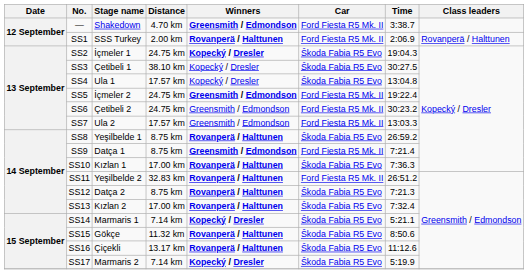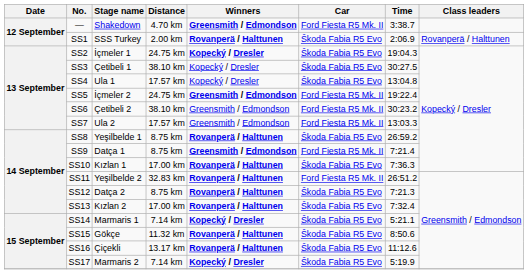(342, 39) Ford Fiesta R5 Mk. II -> (341, 39) Škoda Fabia R5 Evo
(167, 108) 24.75 km -> (167, 108) 38.10 km
